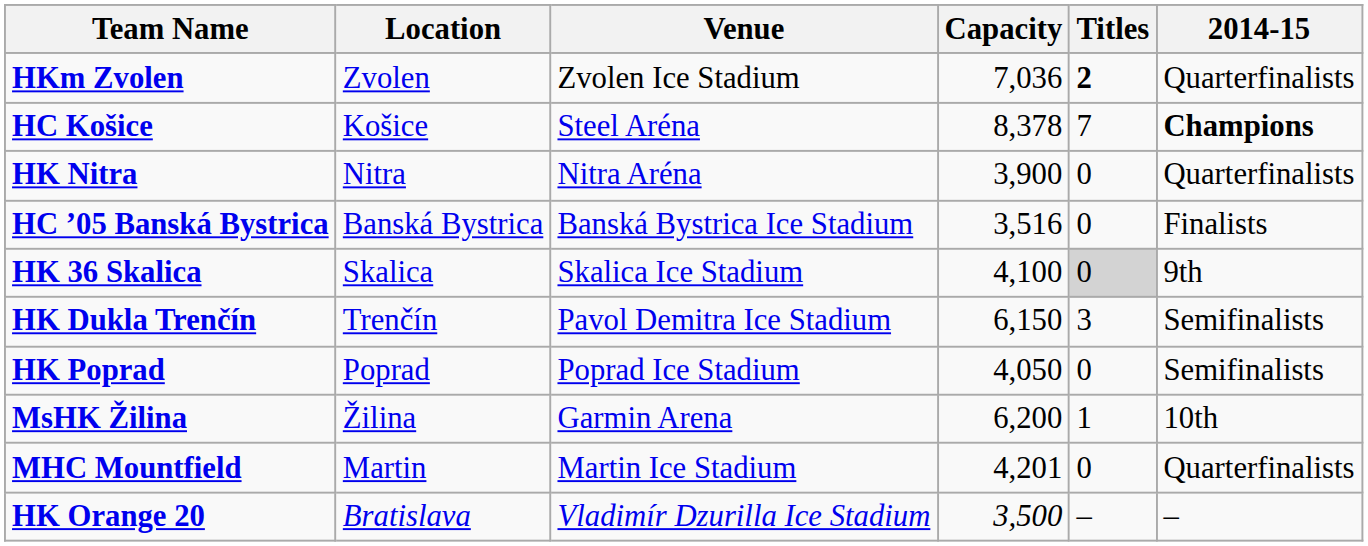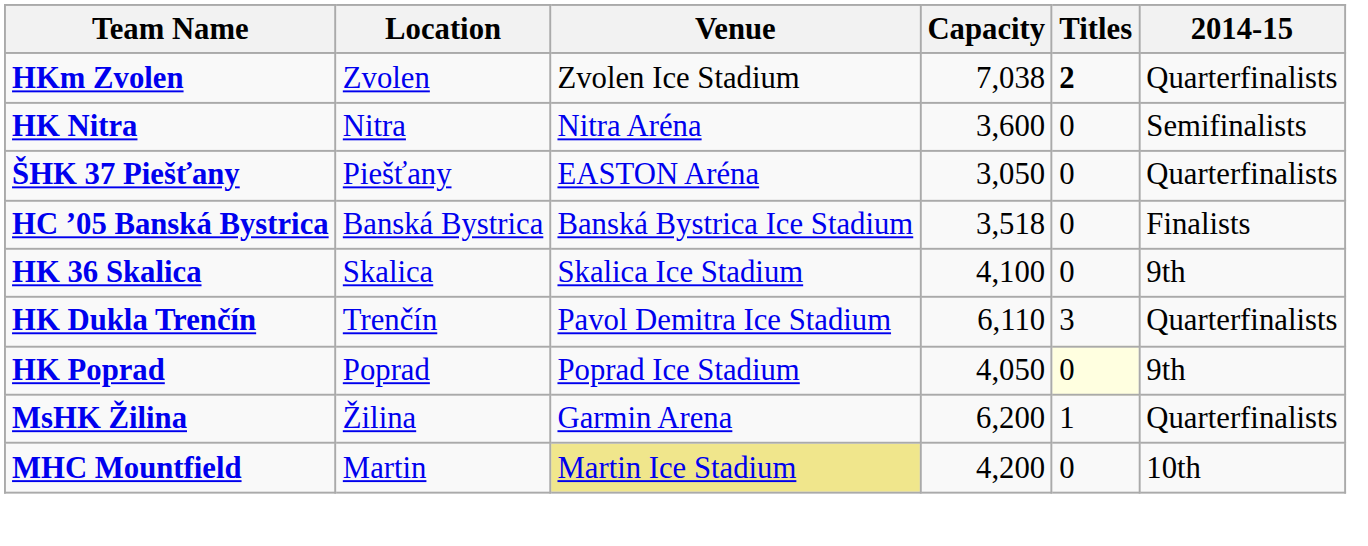(1028, 77) 7,036 -> (1011, 77) 7,038
- row: (82, 126)
(1028, 175) 3,900 -> (1011, 126) 3,600
(1259, 175) Quarterfinalists -> (1227, 126) Semifinalists
+ row: (126, 175)
(1028, 223) 3,516 -> (1011, 223) 3,518
(1084, 272) lightgrey background -> (1067, 272) no background
(1028, 321) 6,150 -> (1011, 321) 6,110
(1244, 321) Semifinalists -> (1242, 321) Quarterfinalists
(1084, 369) no background -> (1067, 369) lightyellow background
(1244, 369) Semifinalists -> (1166, 369) 9th
(1191, 418) 10th -> (1242, 418) Quarterfinalists
(677, 467) no background -> (677, 467) khaki background
(1028, 467) 4,201 -> (1011, 467) 4,200
(1259, 467) Quarterfinalists -> (1174, 467) 10th
- row: (108, 516)
